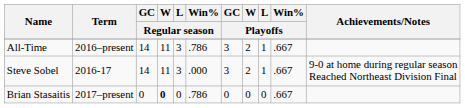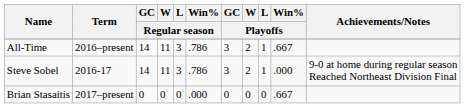(198, 71) .000 -> (198, 71) .786
(283, 71) .667 -> (283, 71) .000
(163, 94) bold -> (163, 94) normal
(198, 94) .786 -> (198, 94) .000
